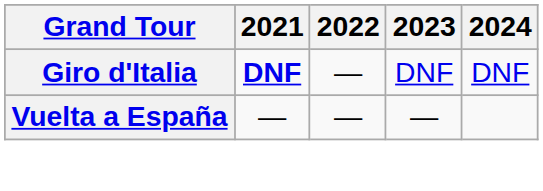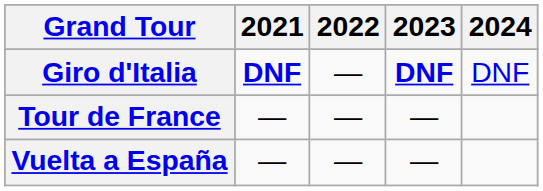(424, 71) normal -> (424, 71) bold
+ row: (119, 116)
